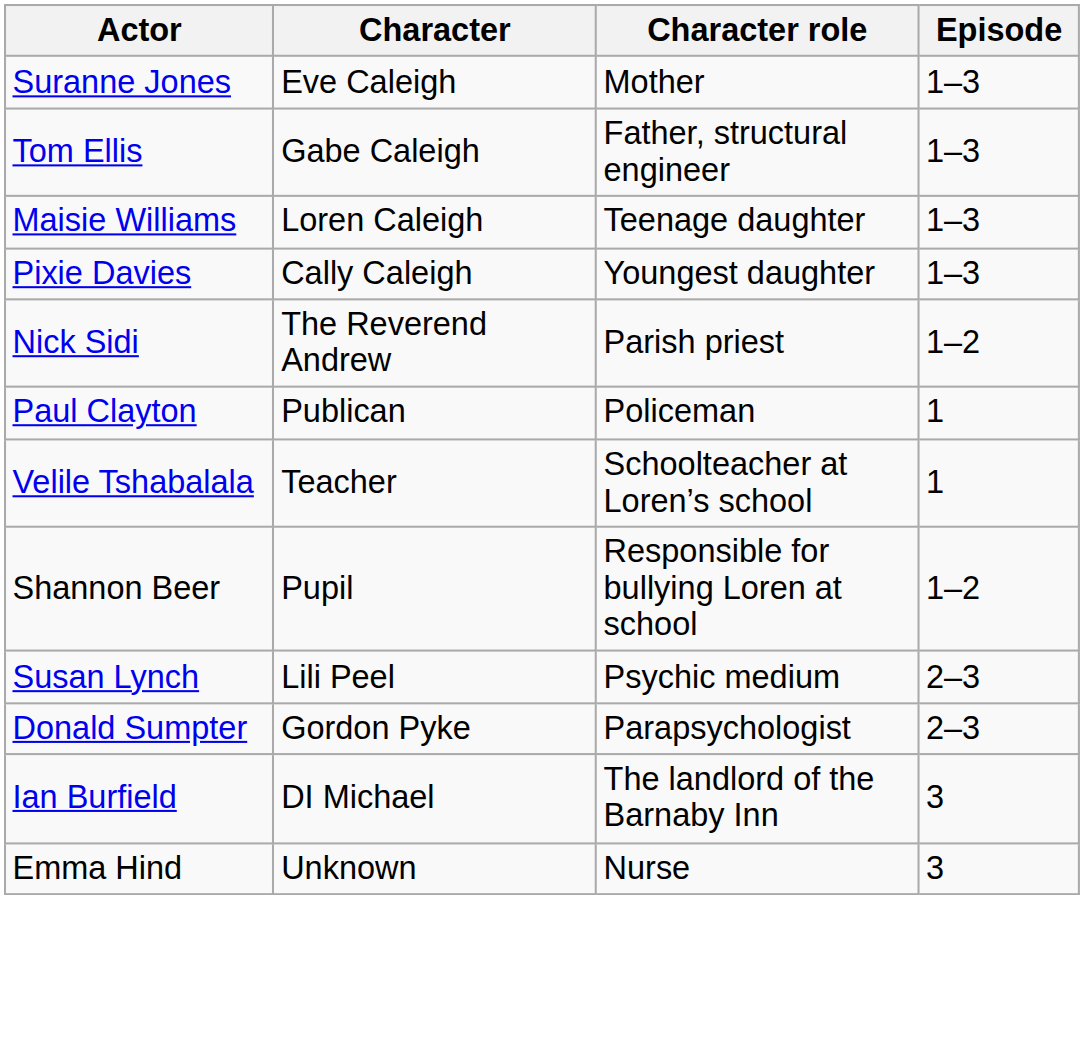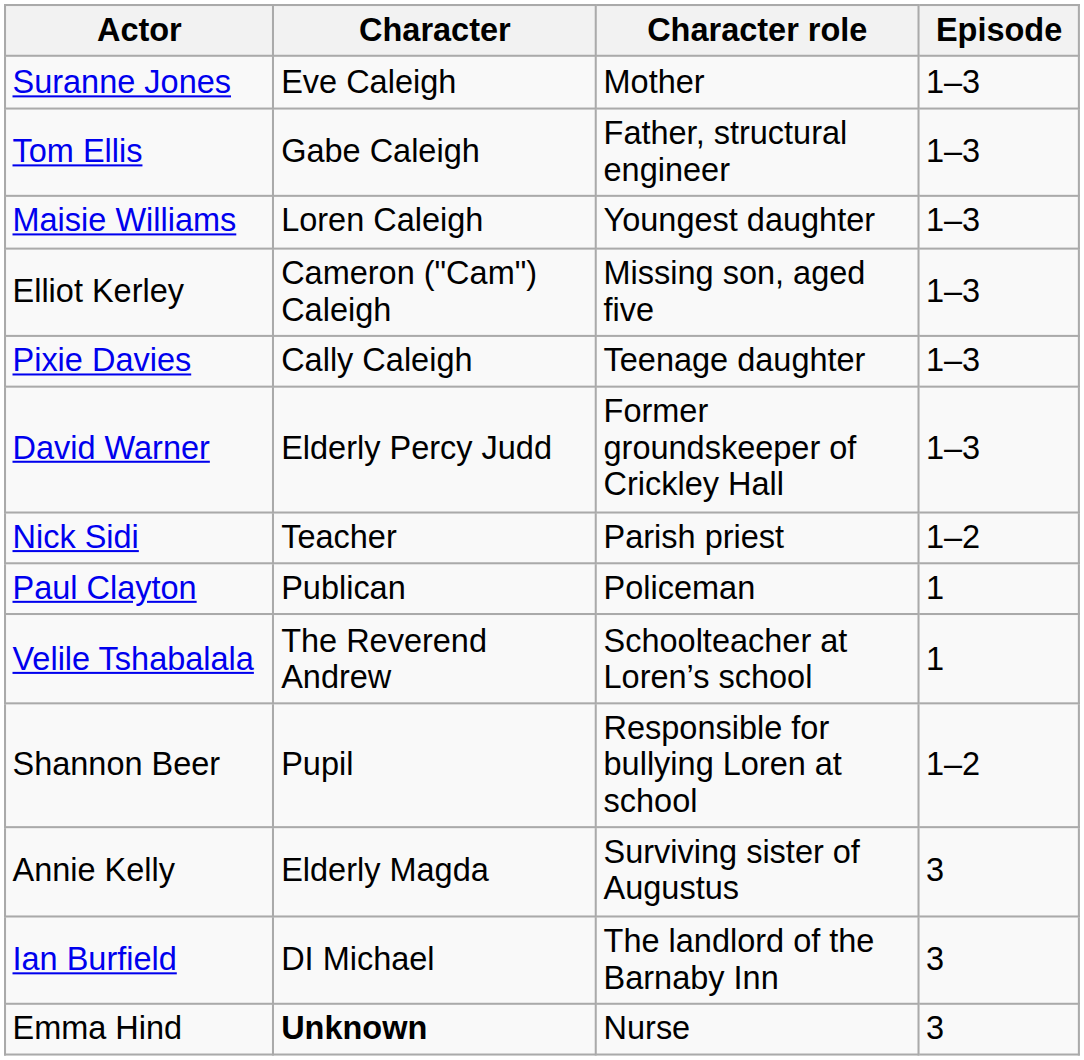(734, 221) Teenage daughter -> (739, 221) Youngest daughter
+ row: (98, 291)
(739, 272) Youngest daughter -> (734, 360) Teenage daughter
+ row: (111, 448)
(384, 342) The Reverend Andrew -> (339, 536) Teacher
(339, 482) Teacher -> (384, 658) The Reverend Andrew
- row: (106, 676)
- row: (130, 728)
+ row: (94, 870)
(349, 867) normal -> (354, 1028) bold
